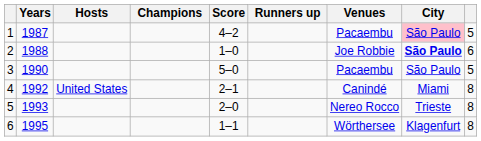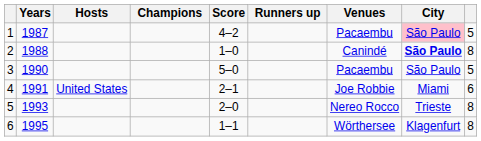(365, 51) Joe Robbie -> (365, 51) Canindé
(471, 51) 6 -> (471, 51) 8
(35, 88) 1992 -> (35, 88) 1991
(365, 88) Canindé -> (365, 88) Joe Robbie
(471, 88) 8 -> (471, 88) 6
